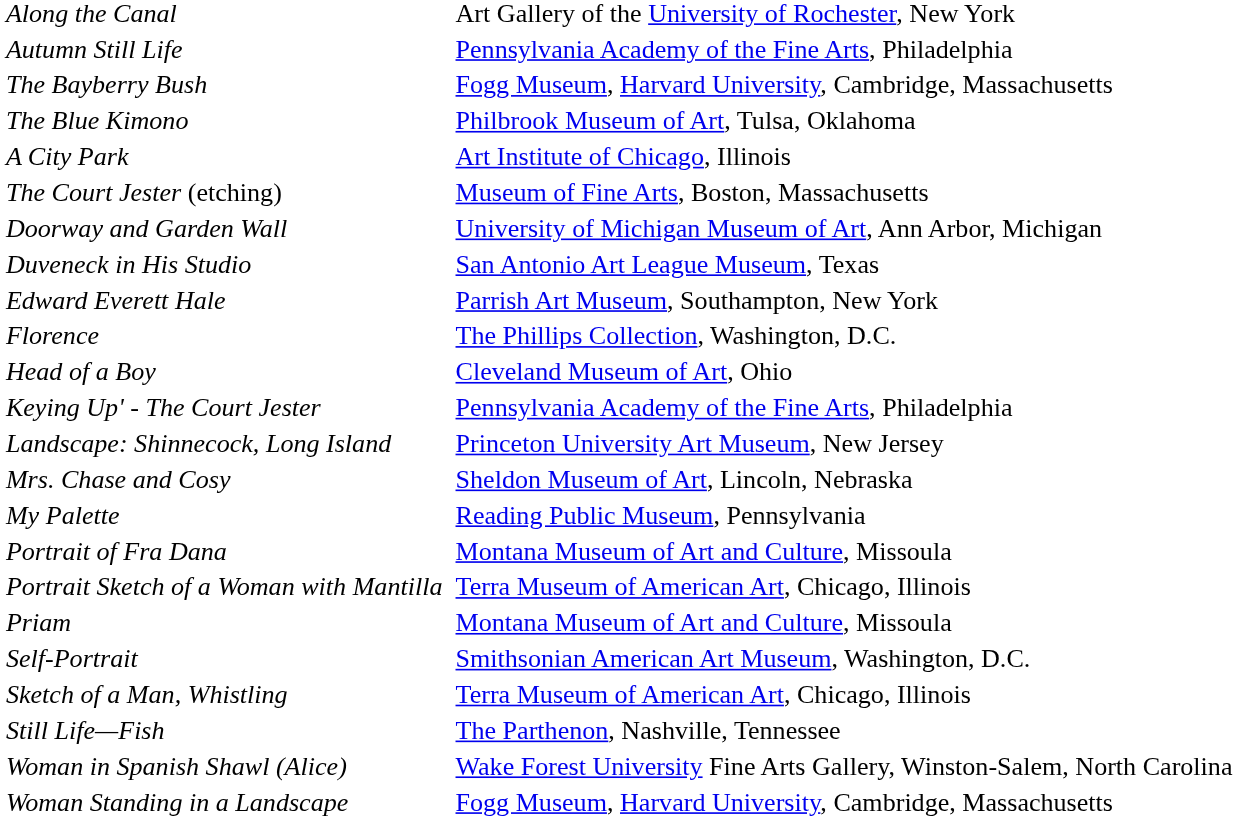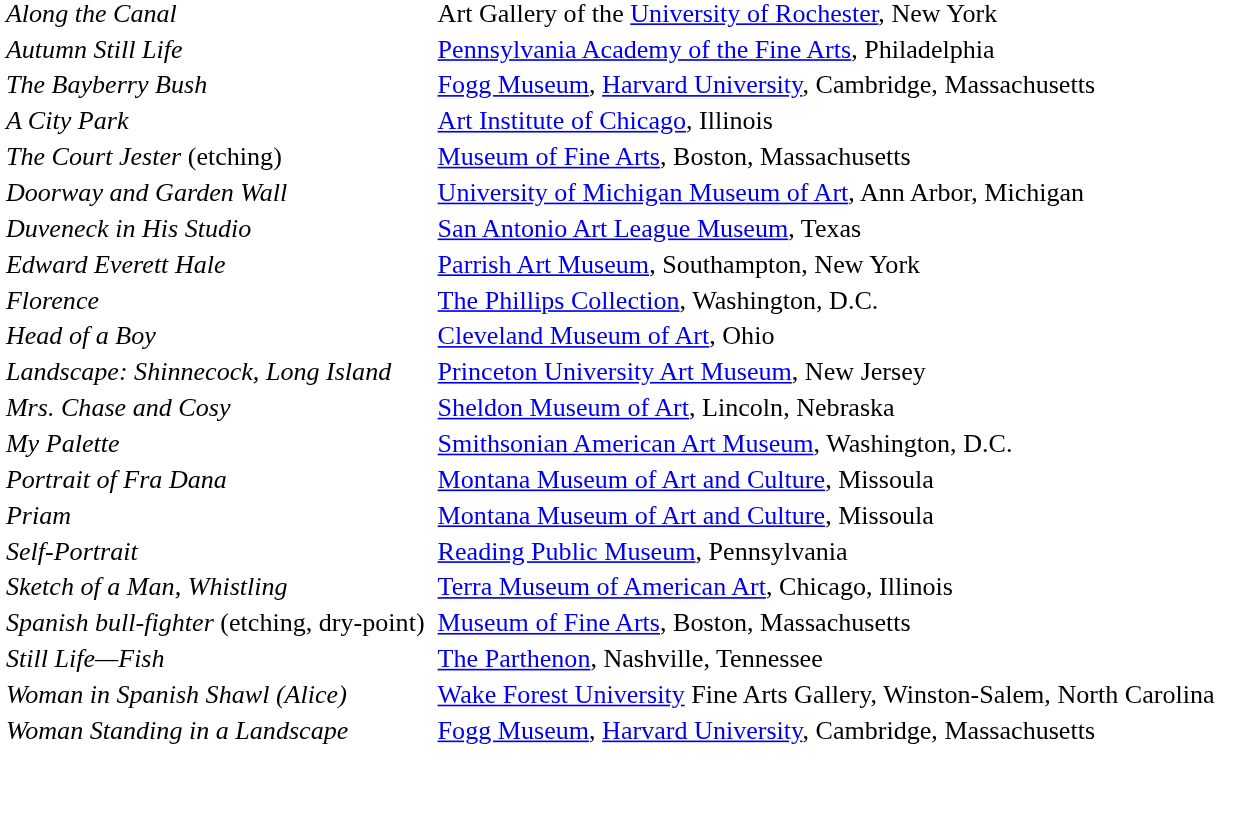- row: (97, 120)
- row: (163, 407)
(661, 515) Reading Public Museum, Pennsylvania -> (725, 443) Smithsonian American Art Museum, Washington, D.C.
- row: (224, 587)
(743, 658) Smithsonian American Art Museum, Washington, D.C. -> (643, 551) Reading Public Museum, Pennsylvania
+ row: (215, 622)
